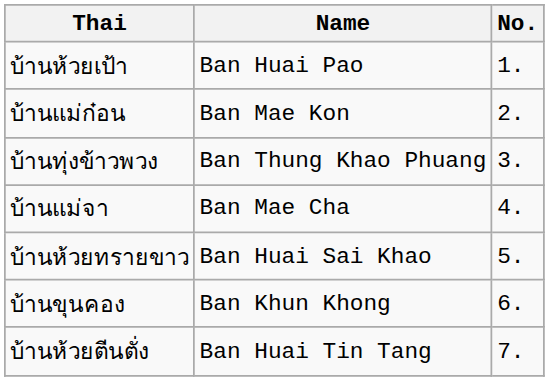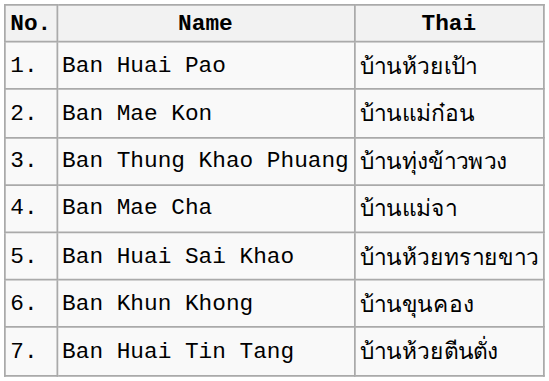columns swapped: (518, 23) <-> (100, 23)
